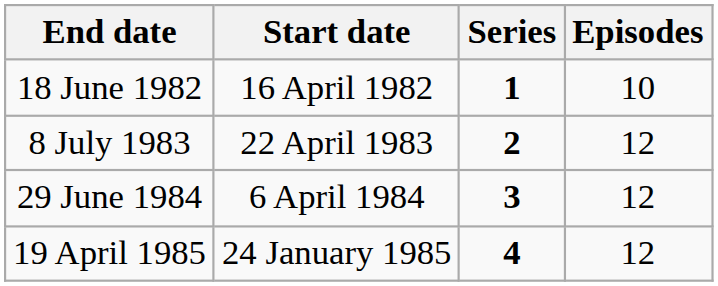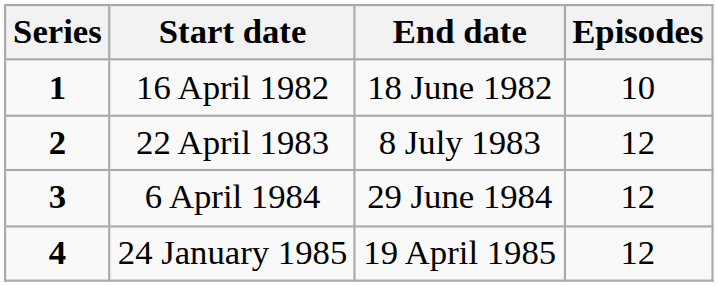columns swapped: (512, 32) <-> (110, 32)
